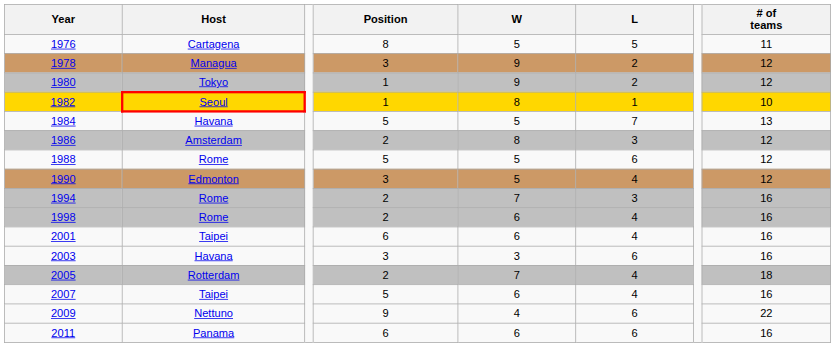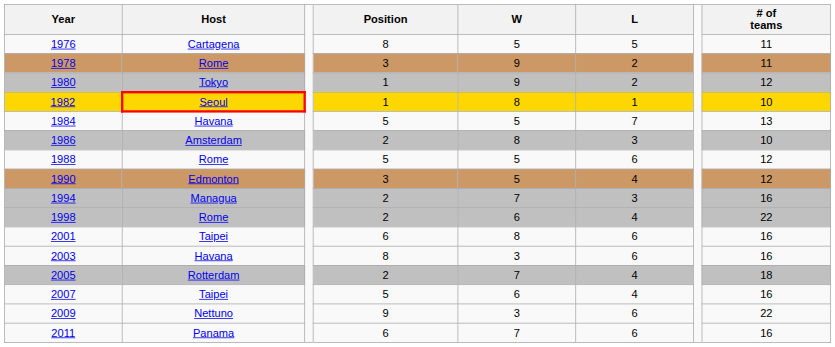(214, 63) Managua -> (214, 63) Rome
(766, 63) 12 -> (766, 63) 11
(766, 140) 12 -> (766, 140) 10
(214, 198) Rome -> (214, 198) Managua
(766, 217) 16 -> (766, 217) 22
(517, 237) 6 -> (517, 237) 8
(635, 237) 4 -> (635, 237) 6
(386, 256) 3 -> (386, 256) 8
(517, 314) 4 -> (517, 314) 3
(517, 333) 6 -> (517, 333) 7
